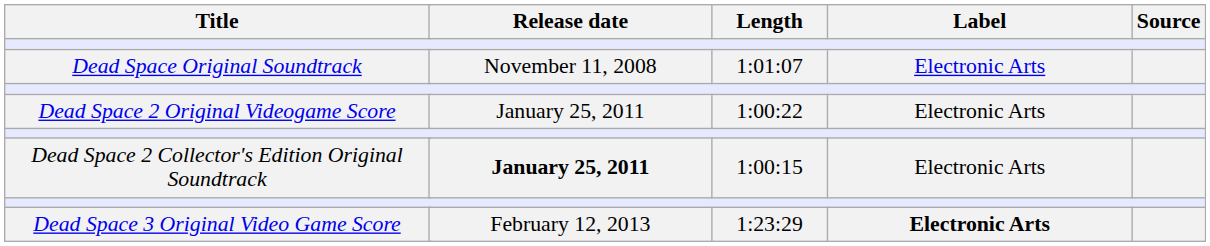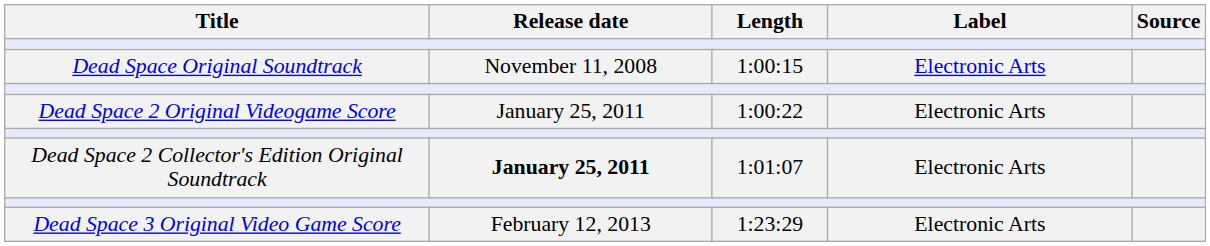(770, 66) 1:01:07 -> (770, 66) 1:00:15
(770, 167) 1:00:15 -> (770, 167) 1:01:07
(980, 224) bold -> (980, 224) normal
